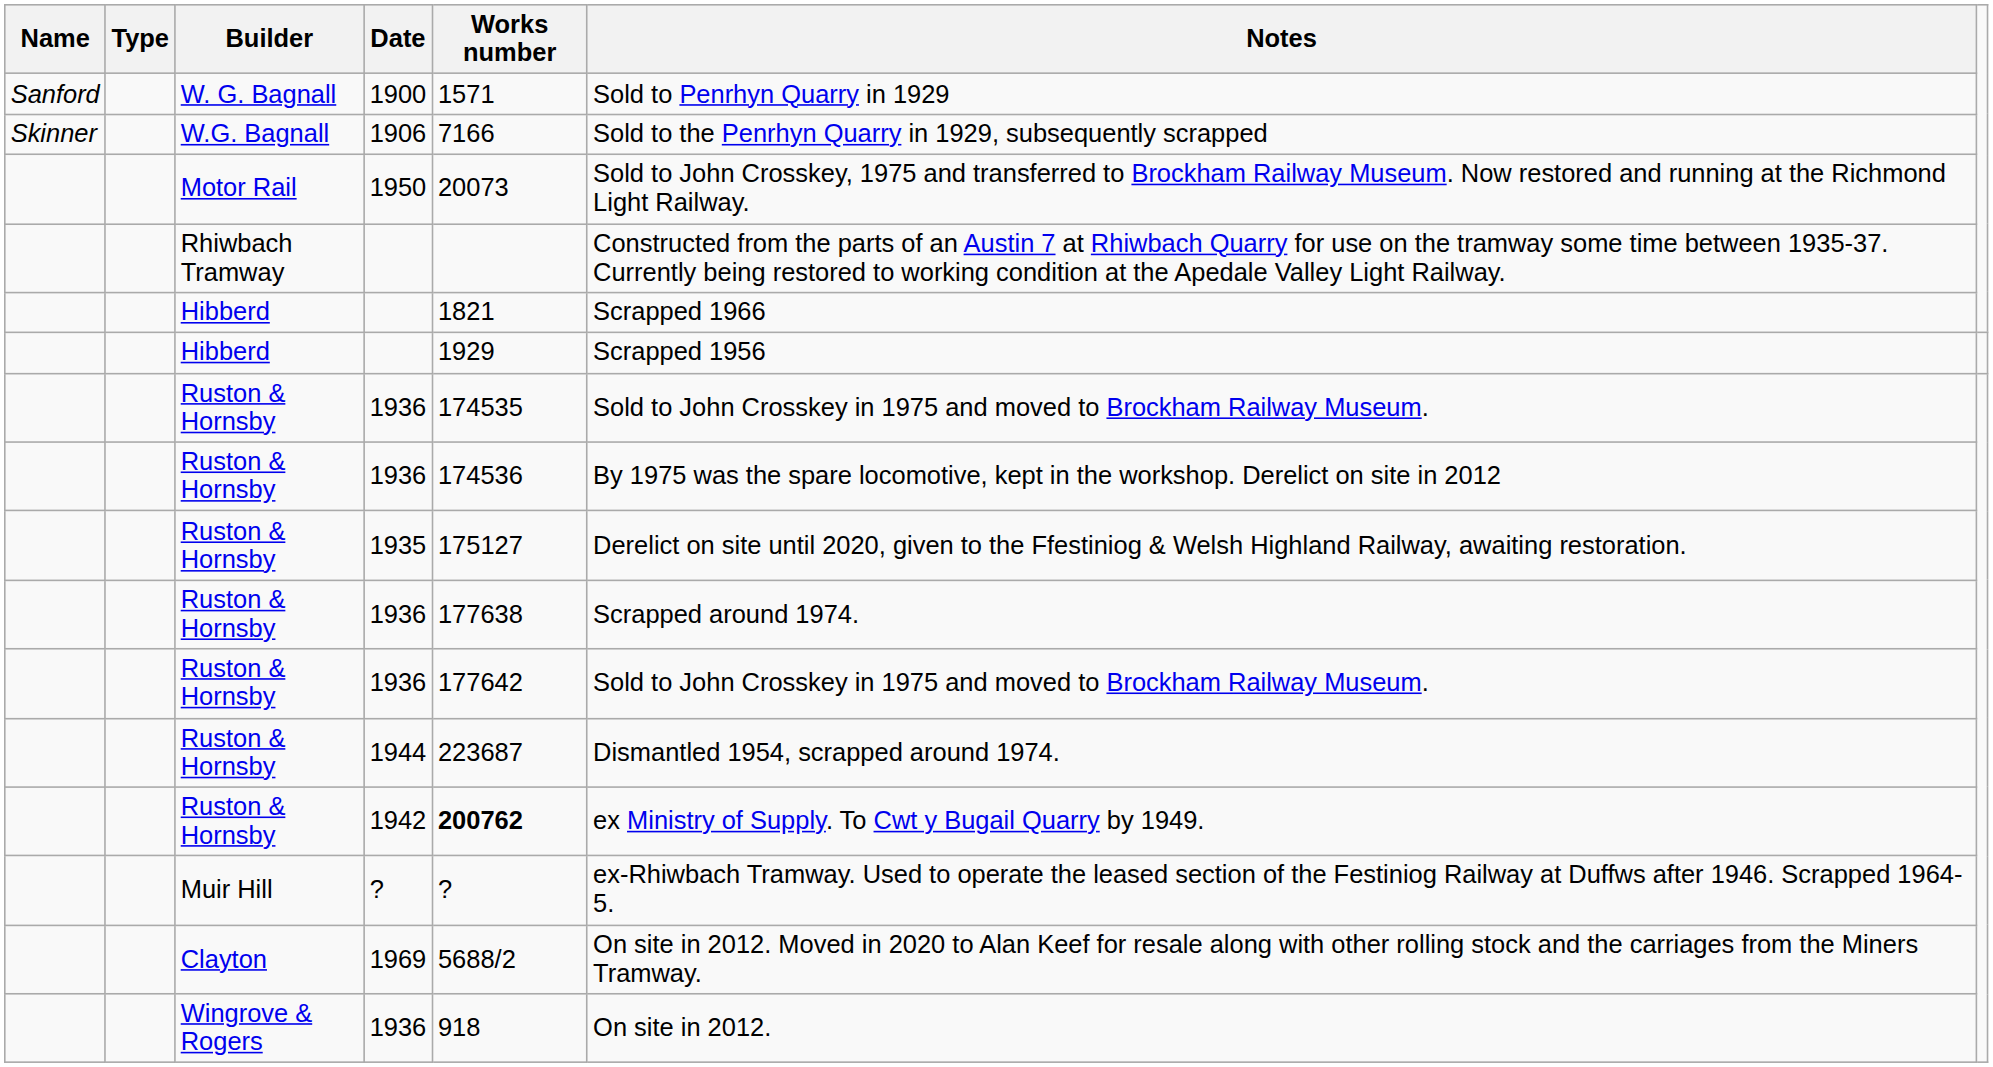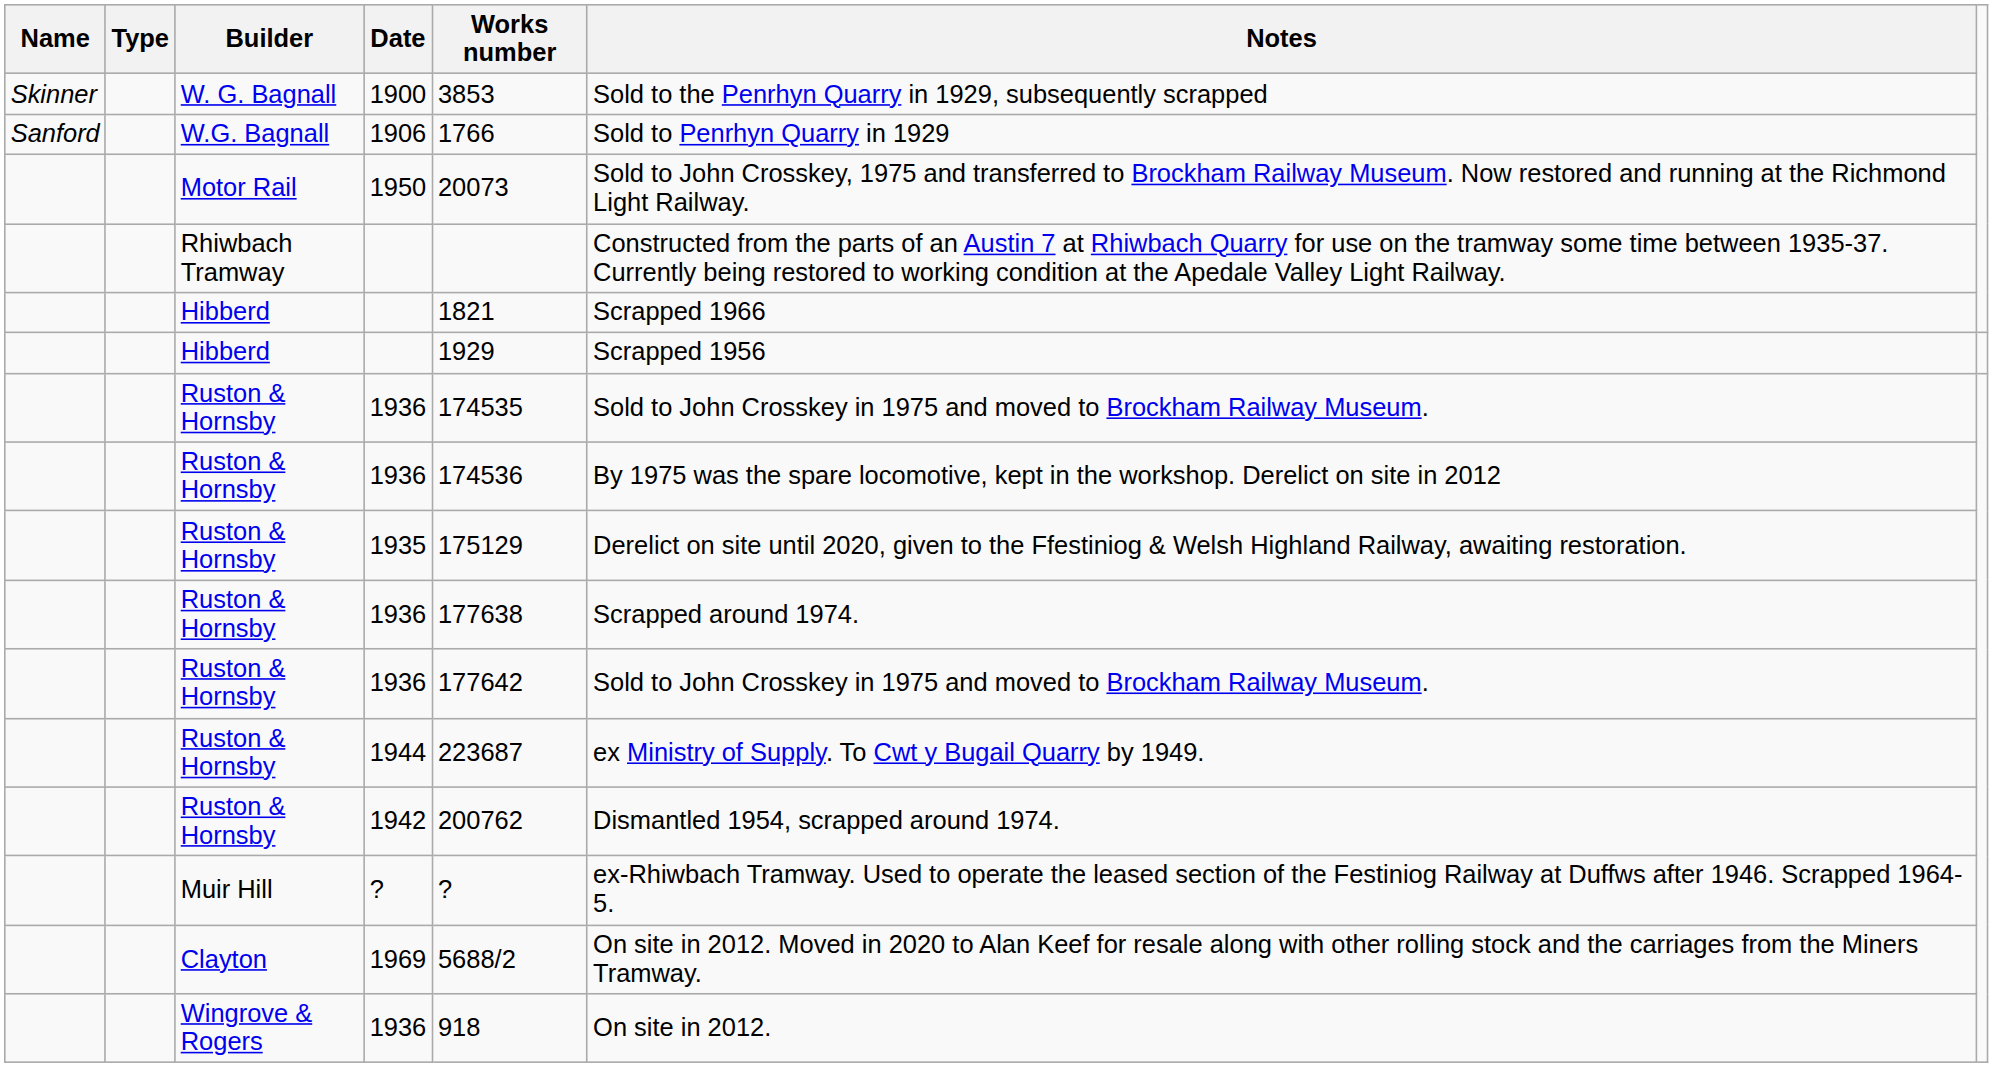(55, 93) Sanford -> (54, 93) Skinner
(466, 93) 1571 -> (466, 93) 3853
(771, 93) Sold to Penrhyn Quarry in 1929 -> (930, 93) Sold to the Penrhyn Quarry in 1929, subsequently scrapped
(54, 133) Skinner -> (55, 133) Sanford
(466, 133) 7166 -> (466, 133) 1766
(930, 133) Sold to the Penrhyn Quarry in 1929, subsequently scrapped -> (771, 133) Sold to Penrhyn Quarry in 1929
(480, 545) 175127 -> (480, 545) 175129
(826, 752) Dismantled 1954, scrapped around 1974. -> (899, 752) ex Ministry of Supply. To Cwt y Bugail Quarry by 1949.
(480, 821) bold -> (480, 821) normal
(899, 821) ex Ministry of Supply. To Cwt y Bugail Quarry by 1949. -> (826, 821) Dismantled 1954, scrapped around 1974.
